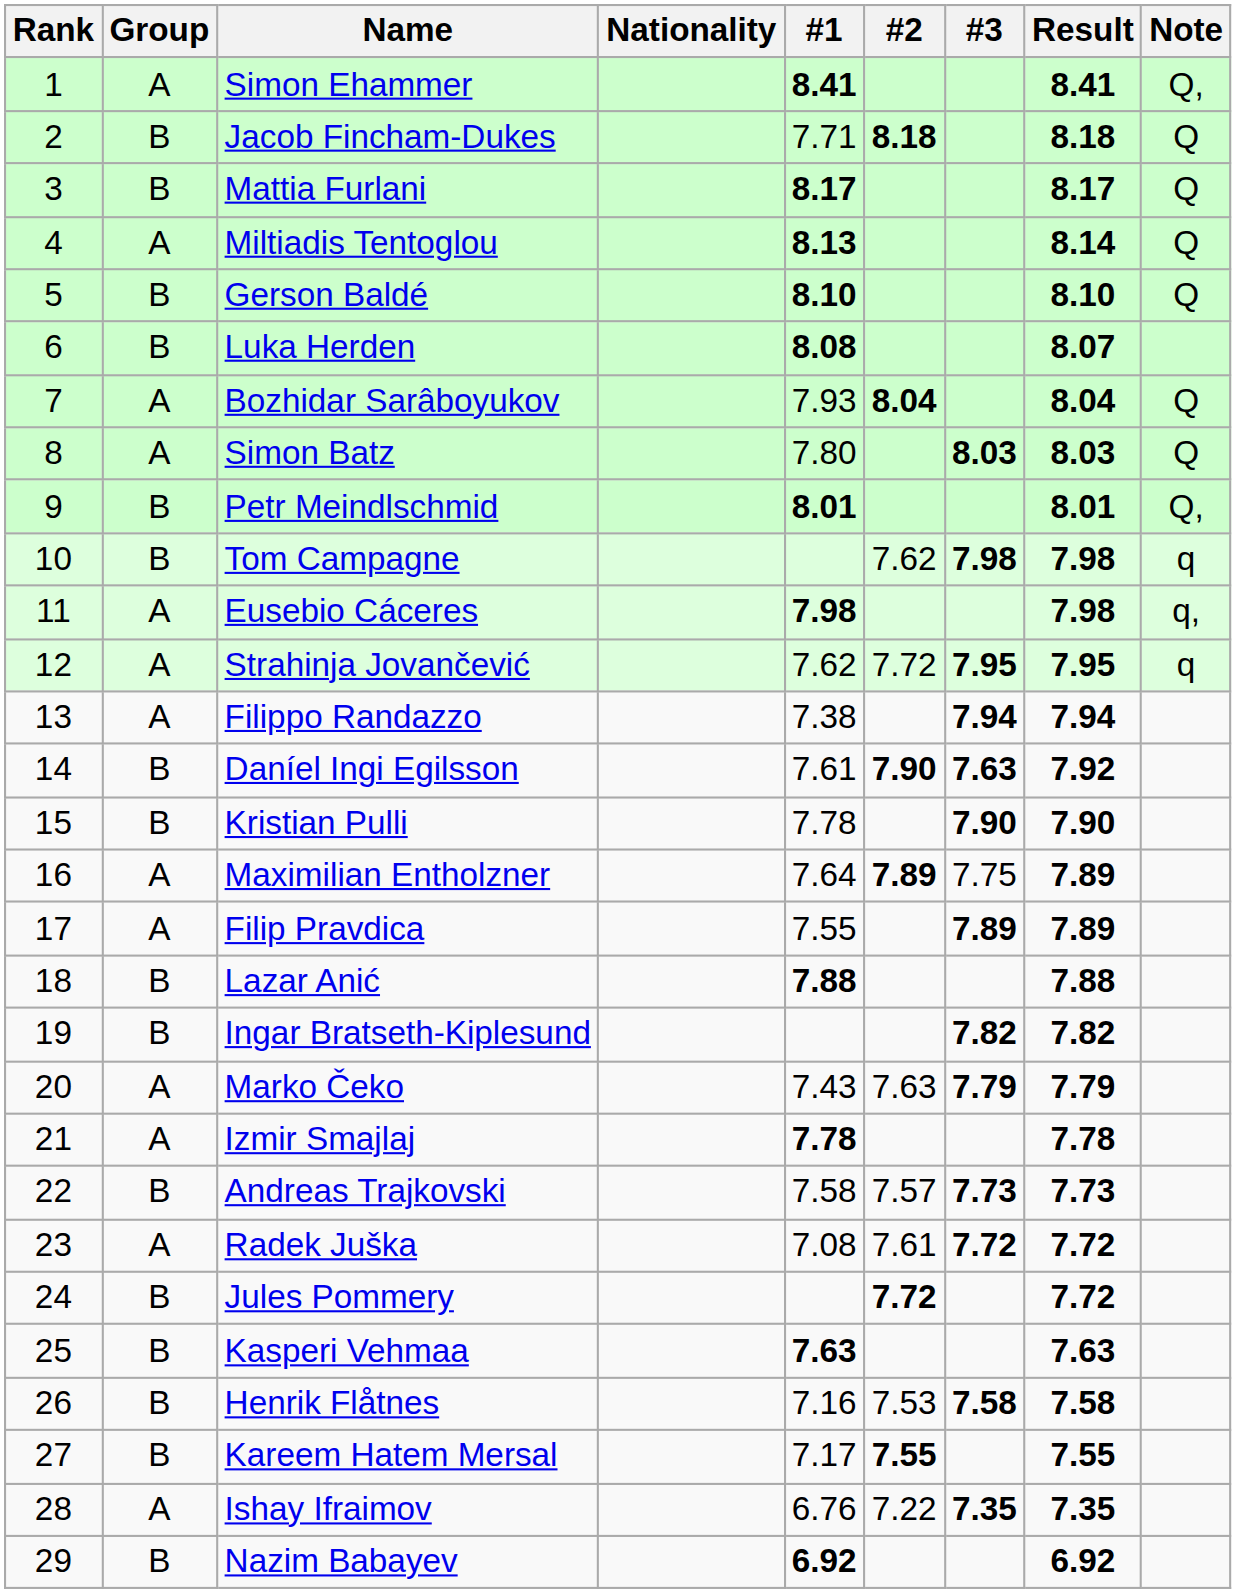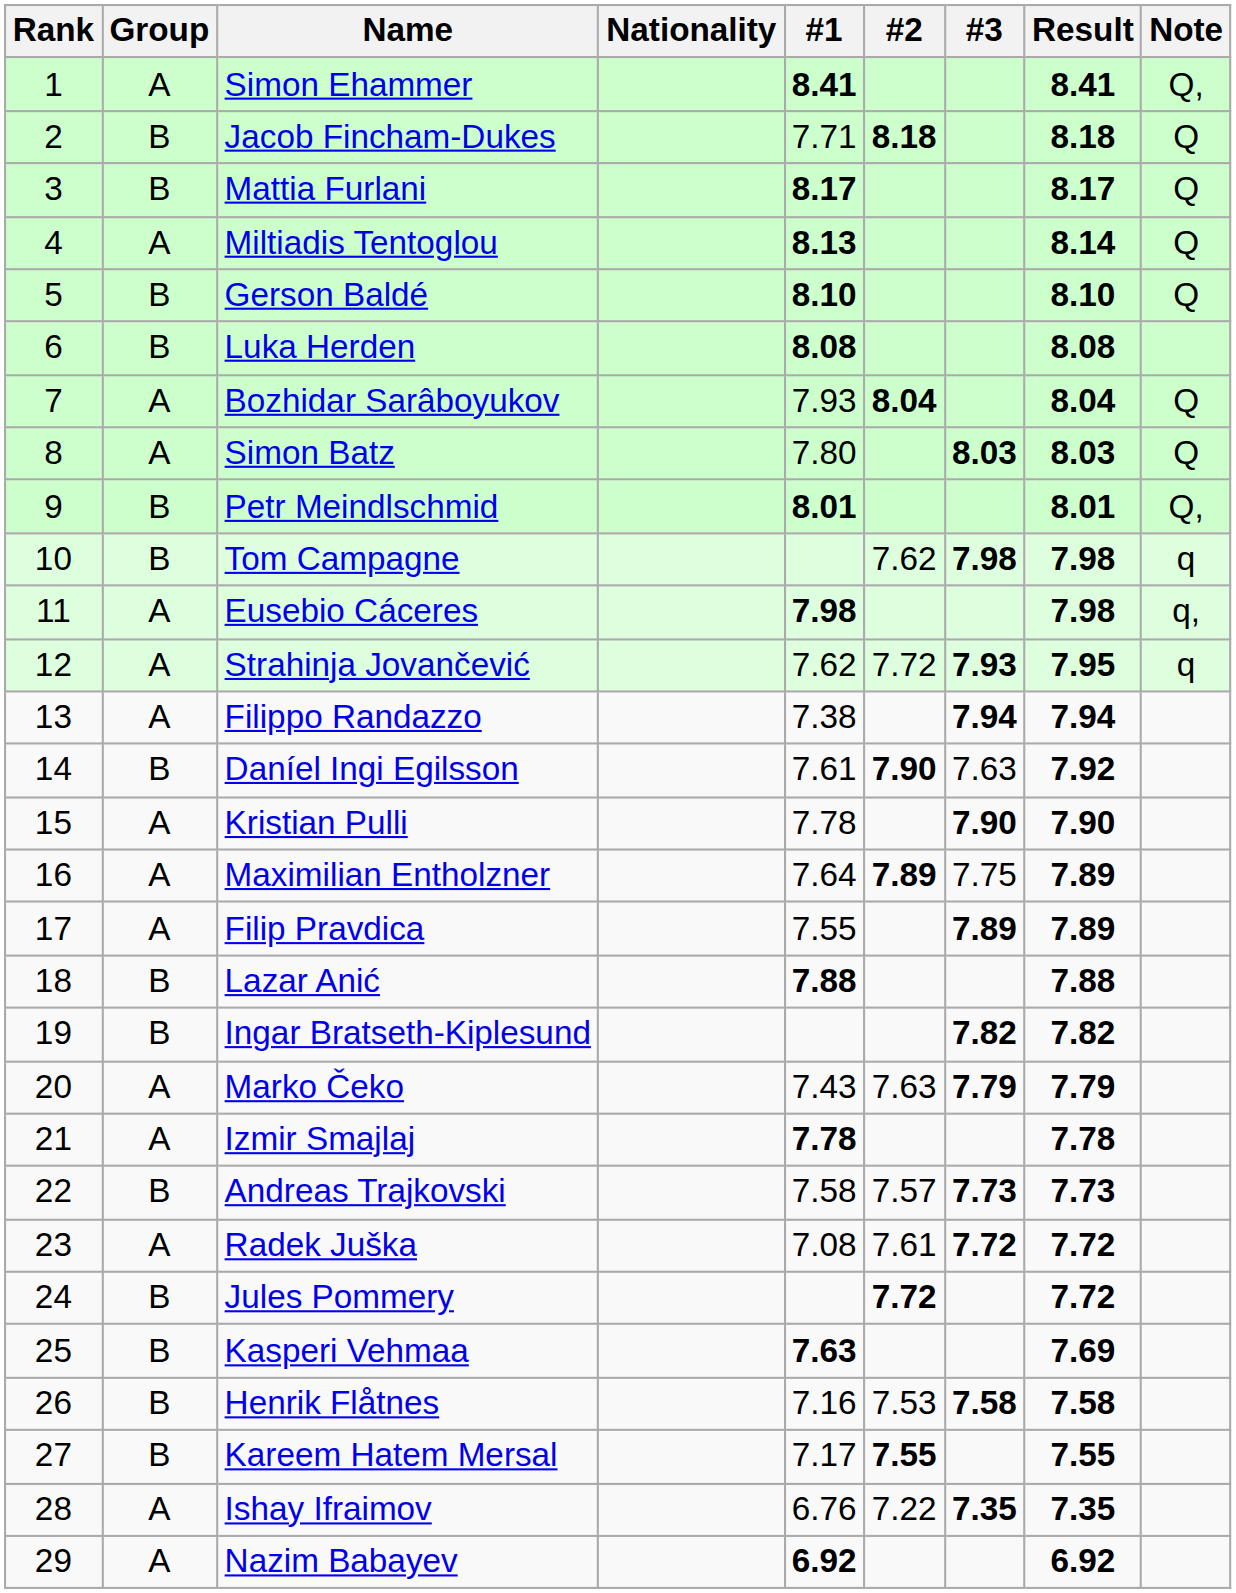(1083, 347) 8.07 -> (1083, 347) 8.08
(984, 664) 7.95 -> (984, 664) 7.93
(984, 769) bold -> (984, 769) normal
(159, 822) B -> (159, 822) A
(1083, 1350) 7.63 -> (1083, 1350) 7.69
(159, 1561) B -> (159, 1561) A
